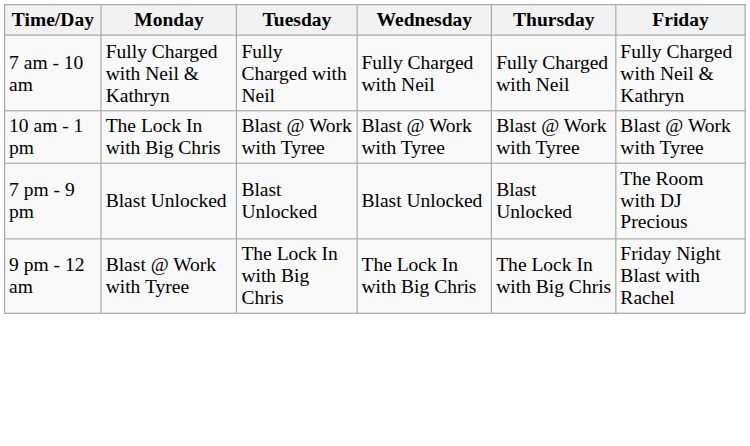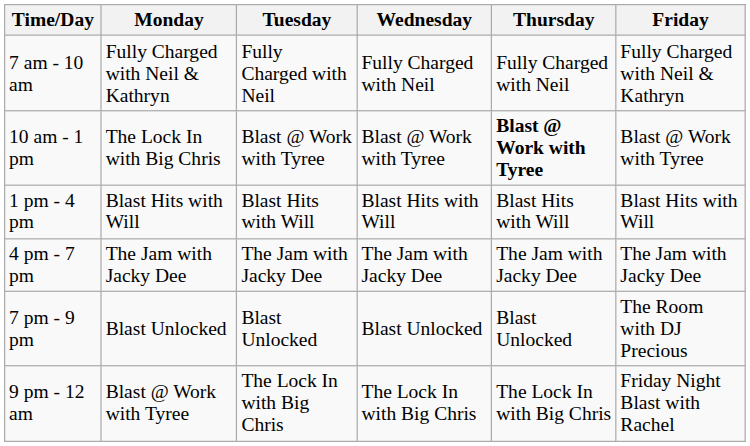(551, 136) normal -> (541, 147) bold
+ row: (42, 211)
+ row: (42, 264)
